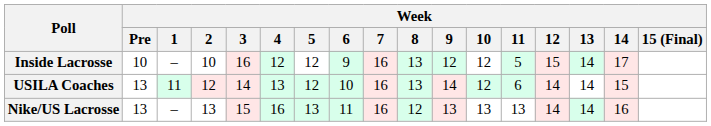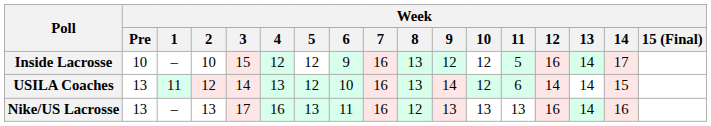(243, 62) 16 -> (243, 62) 15
(552, 62) 15 -> (552, 62) 16
(243, 109) 15 -> (243, 109) 17
(552, 109) 14 -> (552, 109) 16
